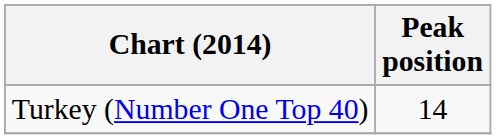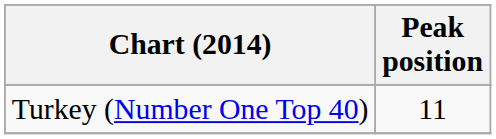(433, 108) 14 -> (433, 108) 11
